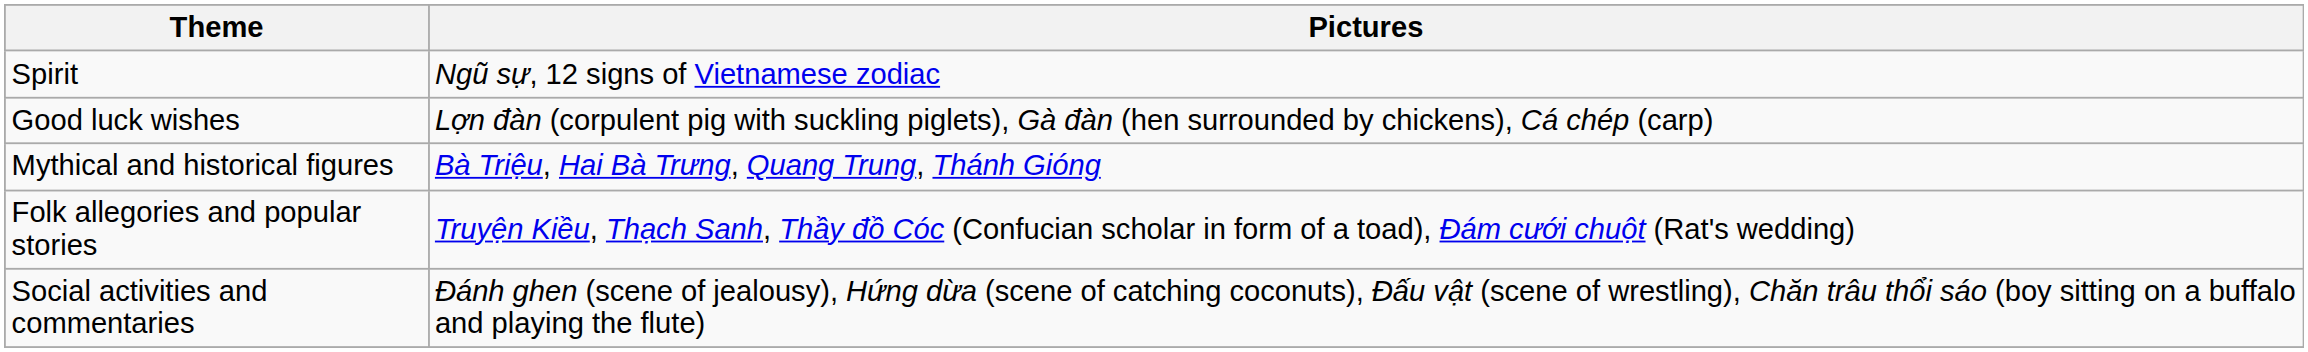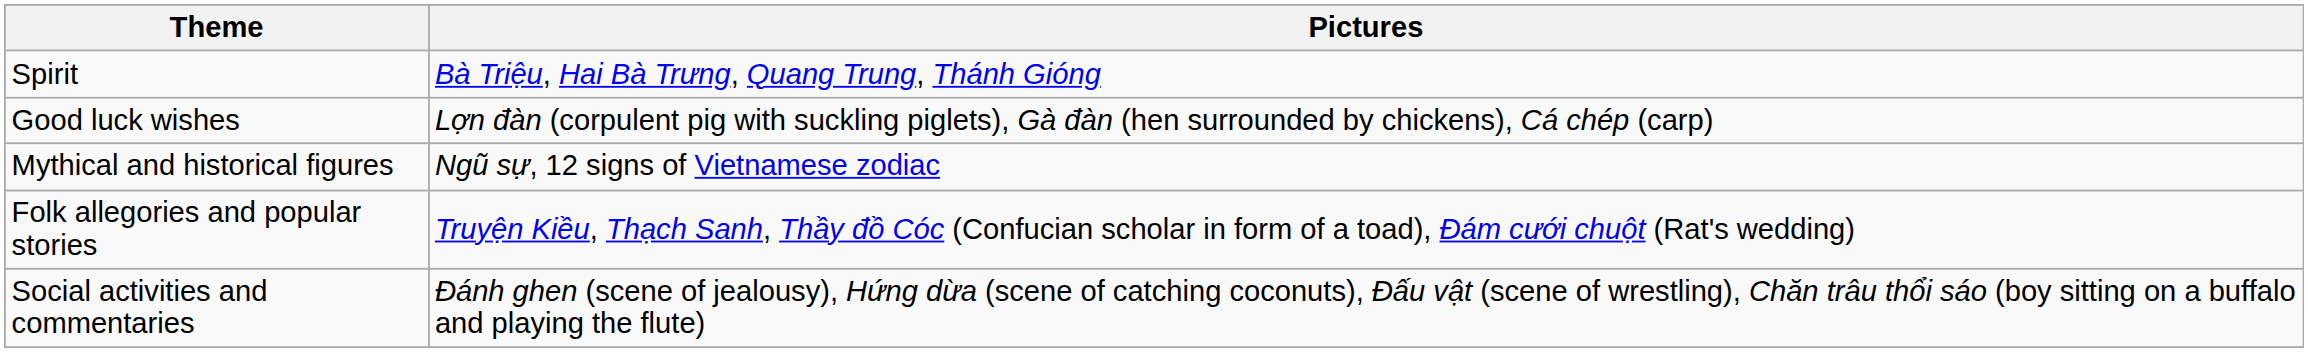(687, 73) Ngũ sự, 12 signs of Vietnamese zodiac -> (768, 73) Bà Triệu, Hai Bà Trưng, Quang Trung, Thánh Gióng
(768, 166) Bà Triệu, Hai Bà Trưng, Quang Trung, Thánh Gióng -> (687, 166) Ngũ sự, 12 signs of Vietnamese zodiac
